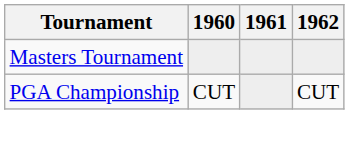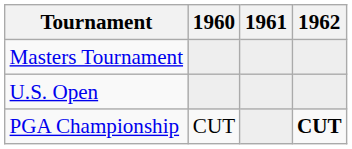+ row: (54, 91)
(318, 91) normal -> (319, 126) bold
